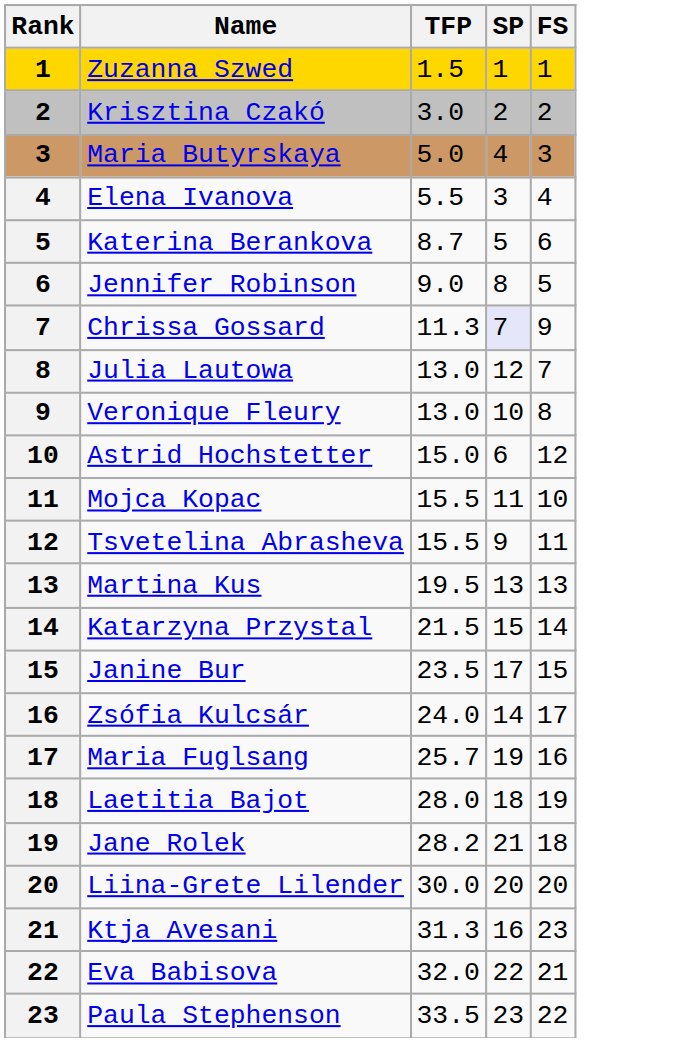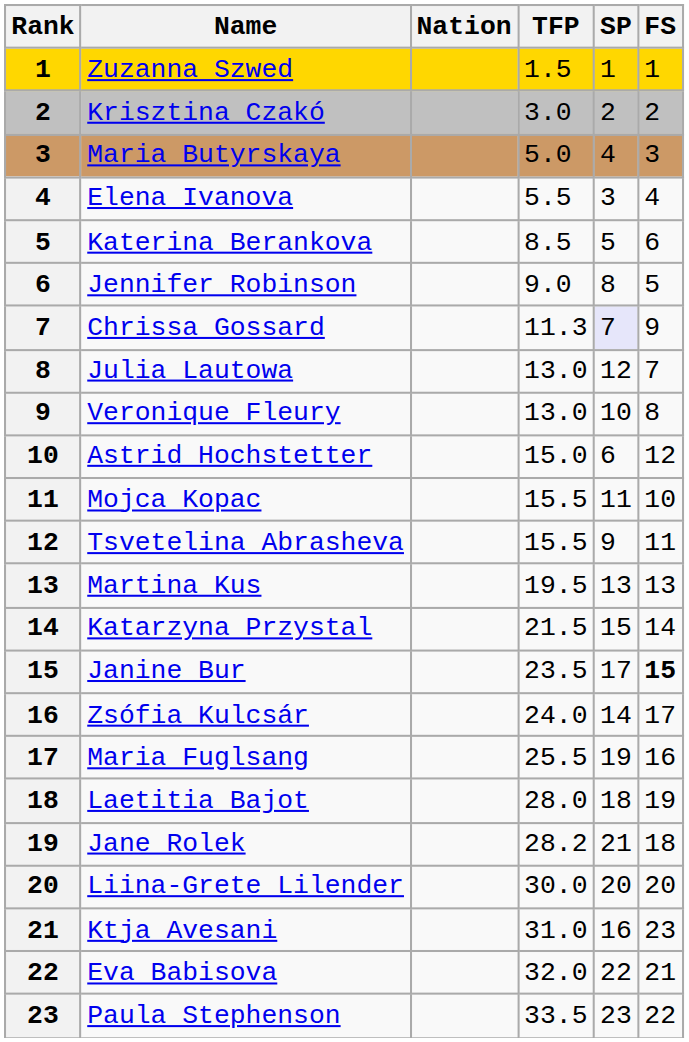+ column: (464, 27)
(440, 242) 8.7 -> (548, 242) 8.5
(553, 672) normal -> (660, 672) bold
(448, 758) 25.7 -> (556, 758) 25.5
(448, 930) 31.3 -> (556, 930) 31.0
